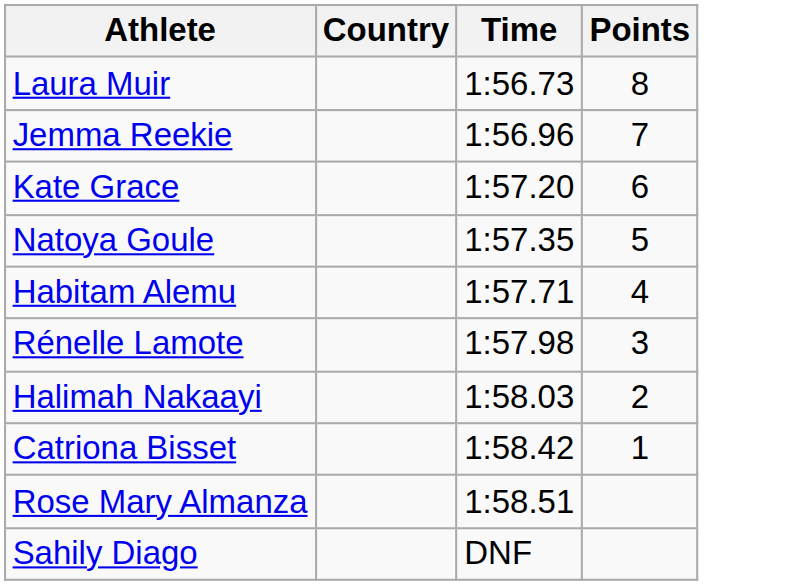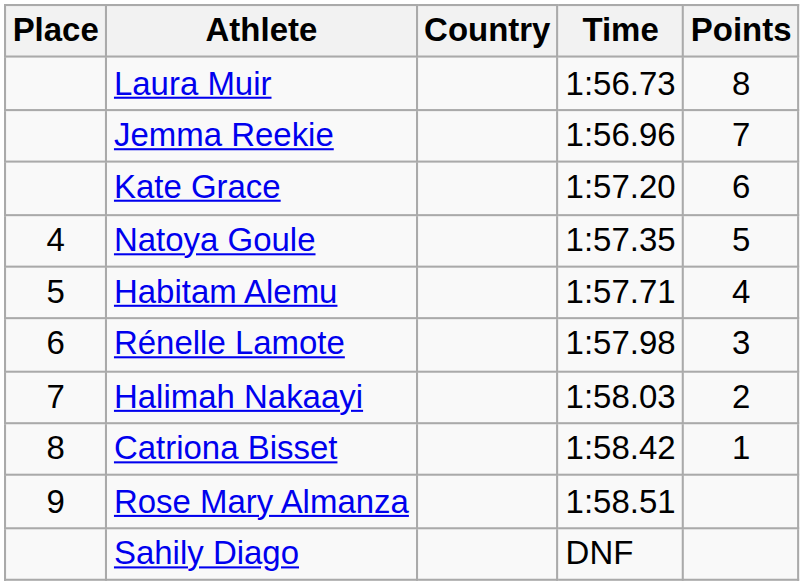+ column: (56, 30)
